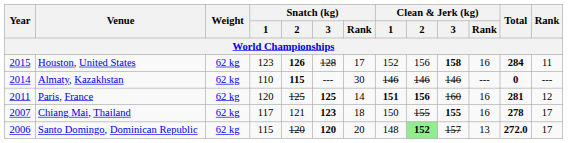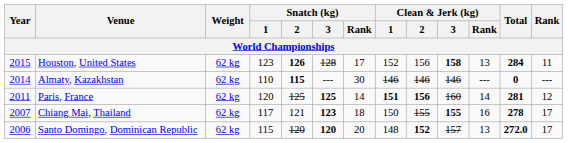(484, 63) 16 -> (484, 63) 13
(484, 96) 16 -> (484, 96) 14
(422, 130) lightgreen background -> (422, 130) no background
